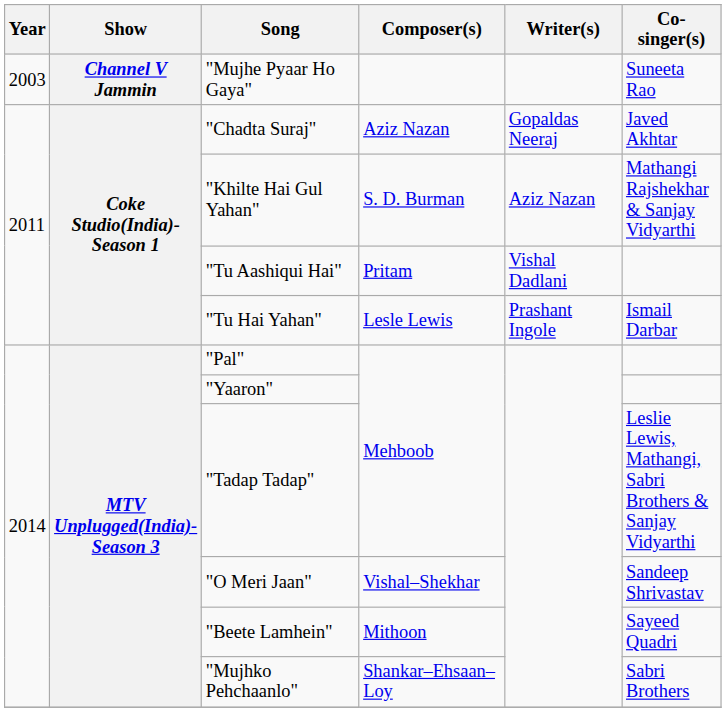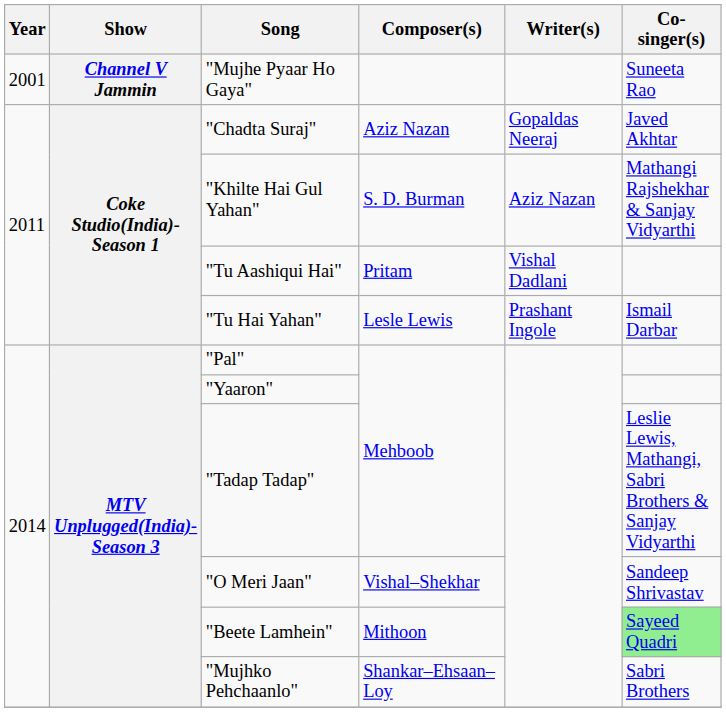(27, 79) 2003 -> (27, 79) 2001
(653, 631) no background -> (653, 631) lightgreen background
